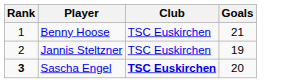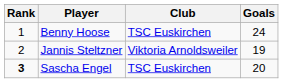(237, 31) 21 -> (259, 31) 24
(169, 50) TSC Euskirchen -> (183, 50) Viktoria Arnoldsweiler
(172, 68) bold -> (169, 68) normal
